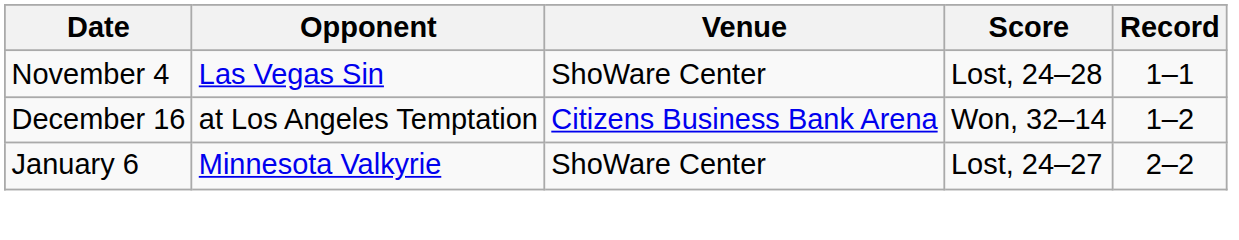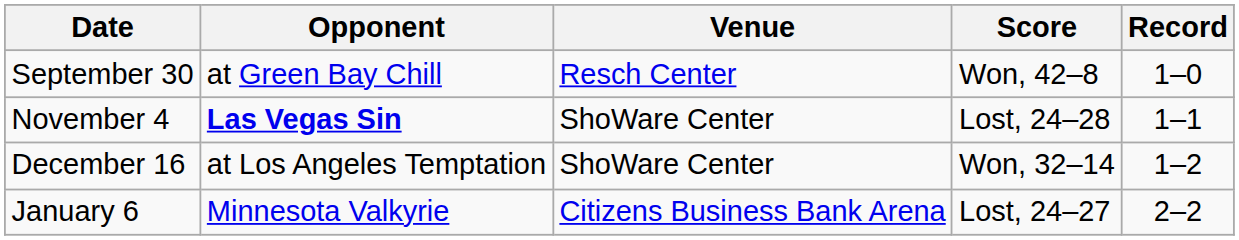+ row: (103, 73)
(291, 73) normal -> (304, 119) bold
(744, 119) Citizens Business Bank Arena -> (667, 165) ShoWare Center
(659, 165) ShoWare Center -> (753, 211) Citizens Business Bank Arena
